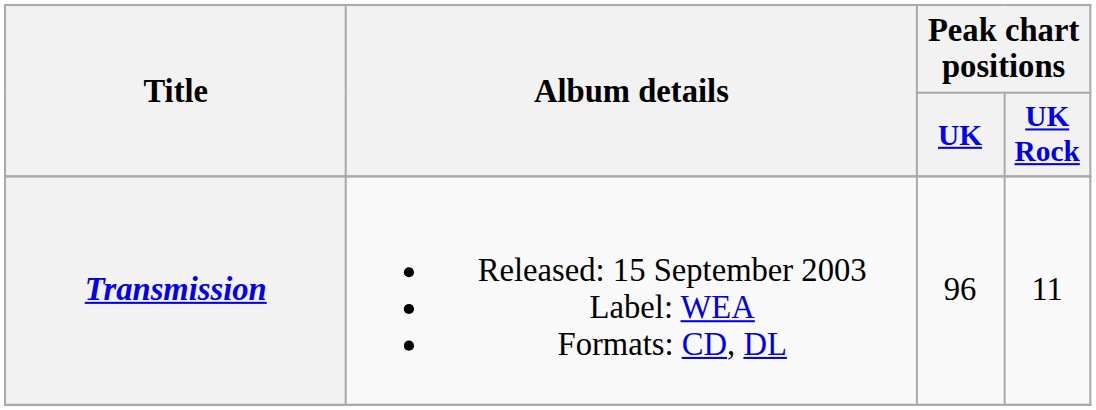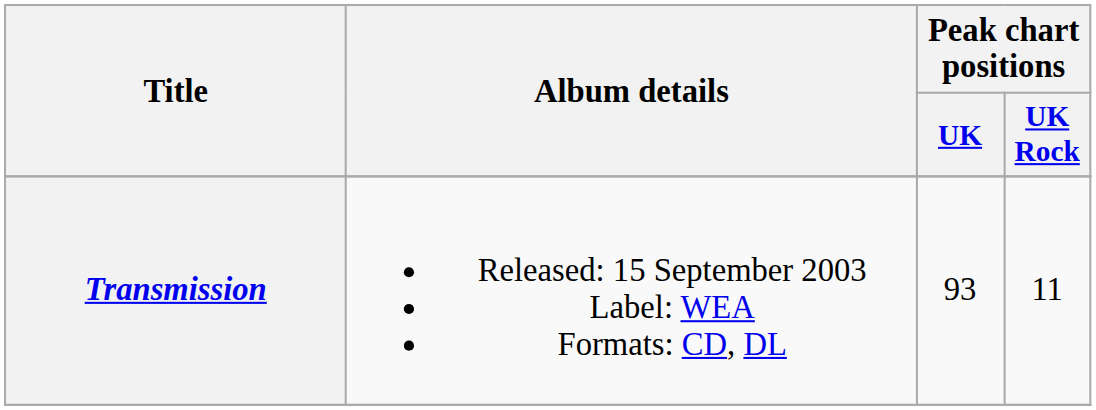(960, 289) 96 -> (960, 289) 93
